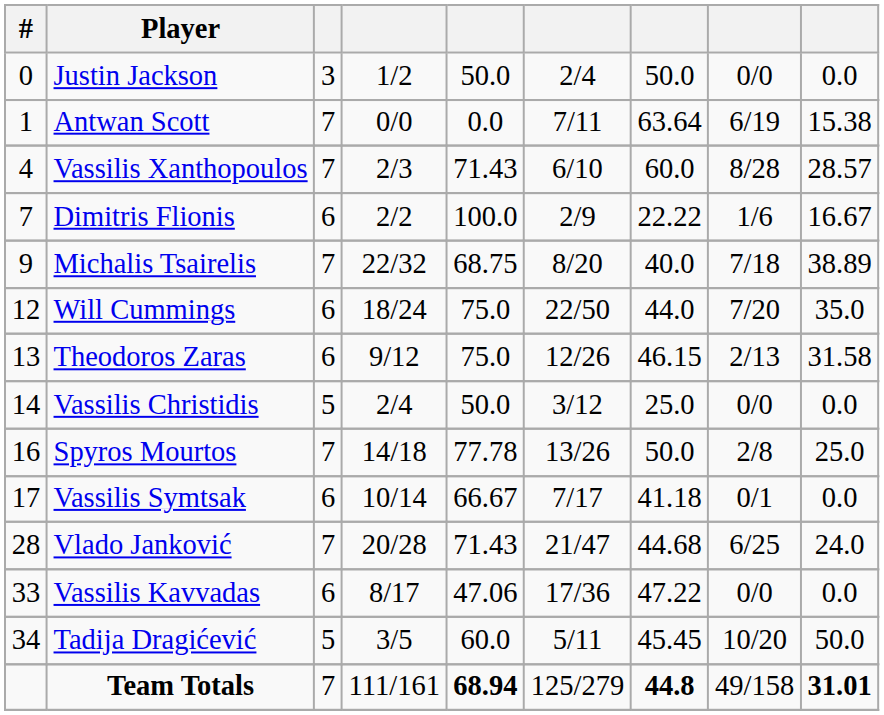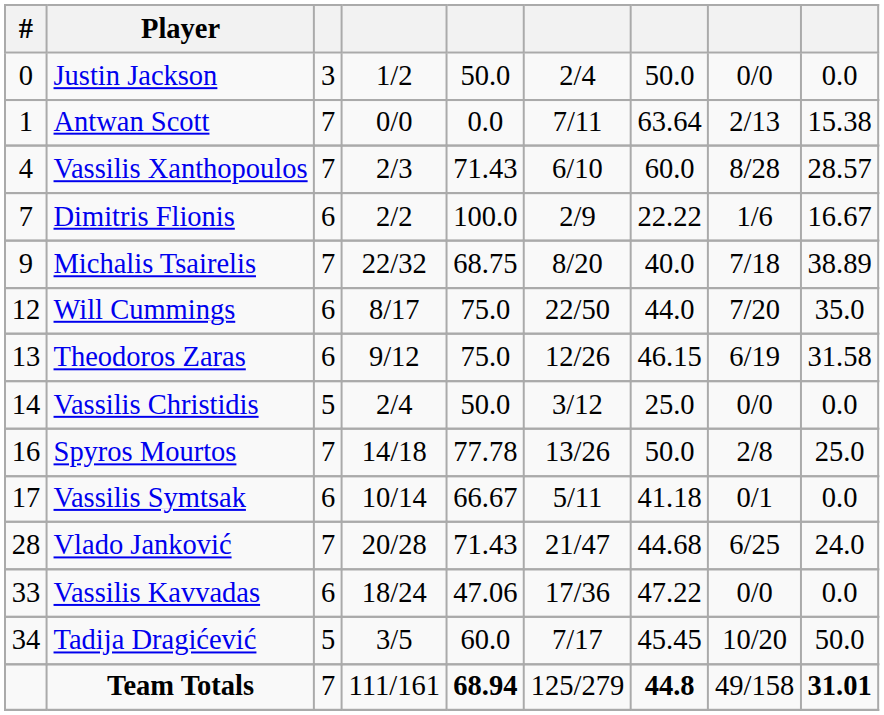(755, 122) 6/19 -> (755, 122) 2/13
(394, 310) 18/24 -> (394, 310) 8/17
(755, 357) 2/13 -> (755, 357) 6/19
(577, 498) 7/17 -> (577, 498) 5/11
(394, 592) 8/17 -> (394, 592) 18/24
(577, 639) 5/11 -> (577, 639) 7/17
